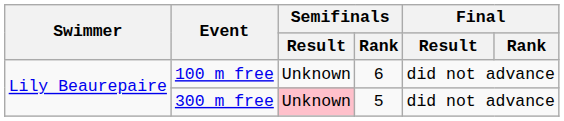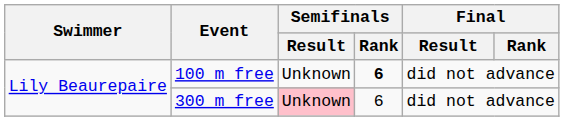(379, 74) normal -> (379, 74) bold
(379, 101) 5 -> (379, 101) 6
